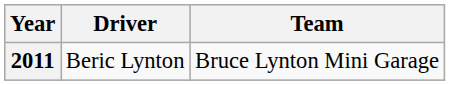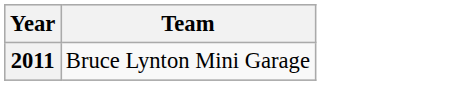- column: (125, 23)
